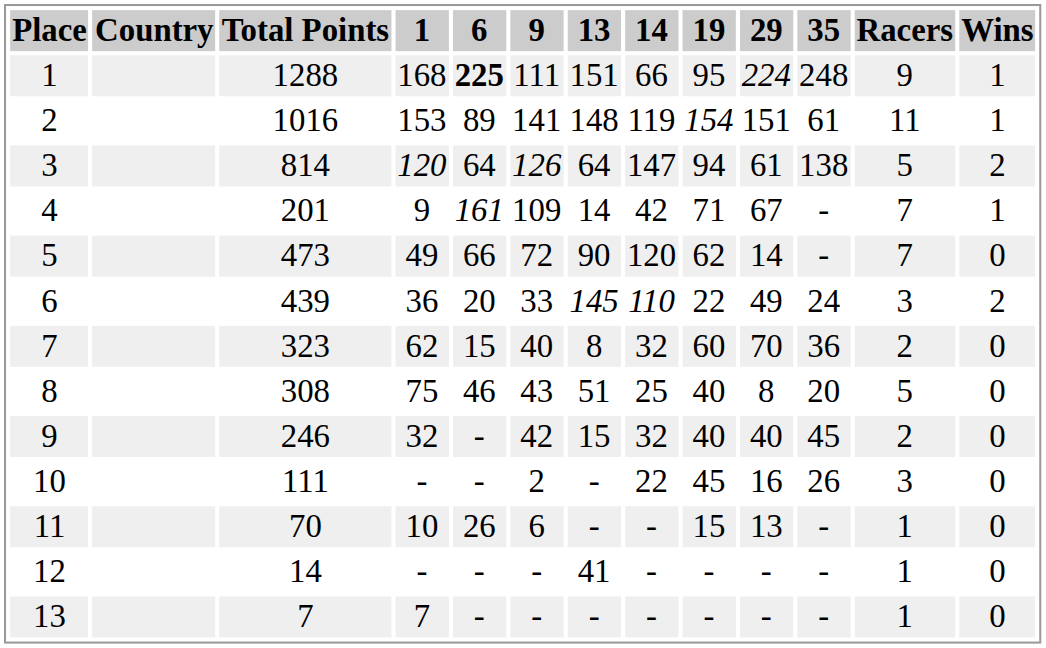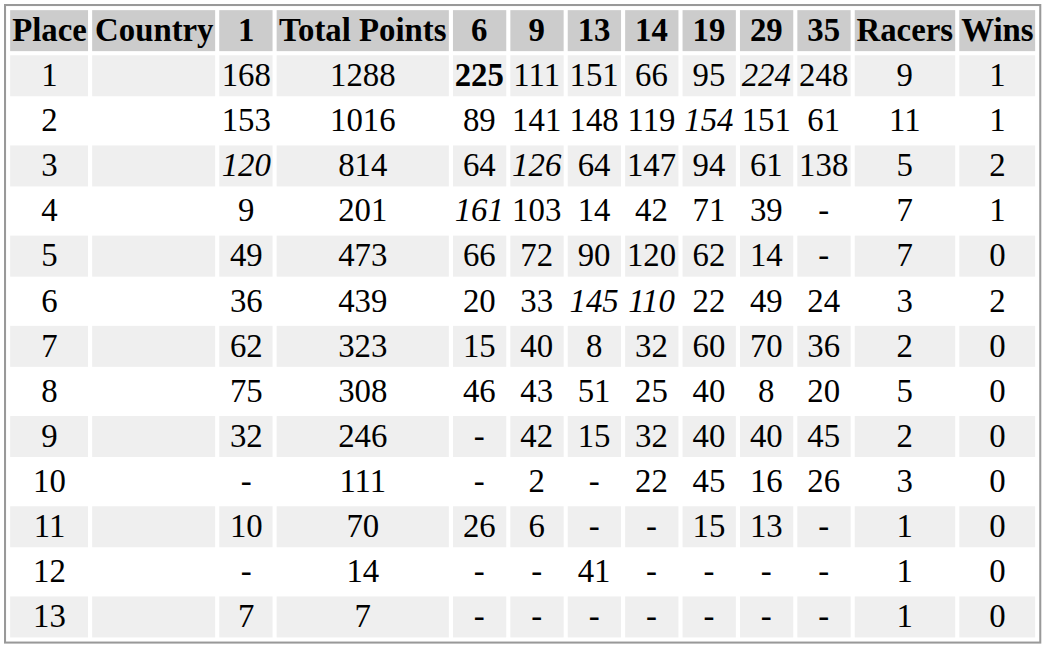columns swapped: (305, 30) <-> (422, 30)
(537, 210) 109 -> (537, 210) 103
(766, 210) 67 -> (766, 210) 39
